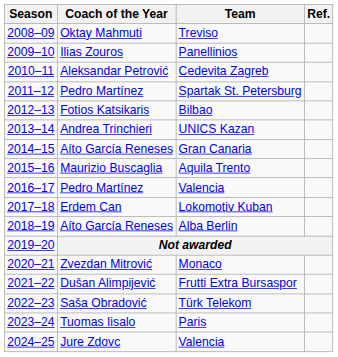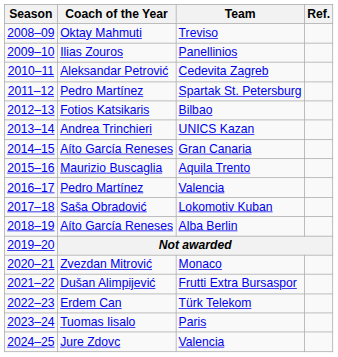(91, 206) Erdem Can -> (103, 206) Saša Obradović
(103, 303) Saša Obradović -> (91, 303) Erdem Can
